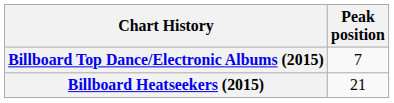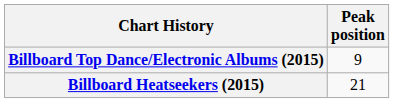(358, 60) 7 -> (358, 60) 9
